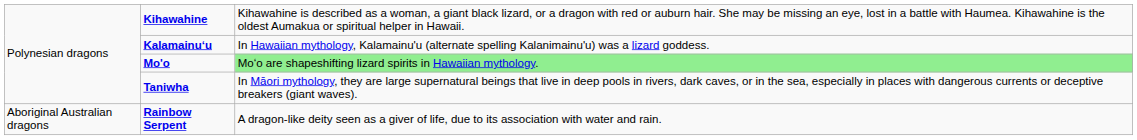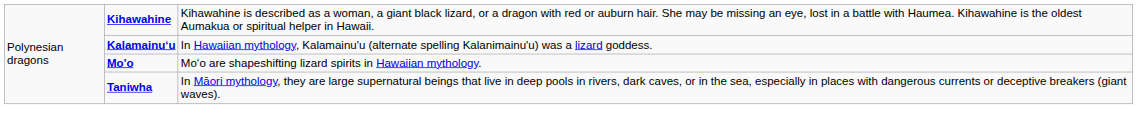(388, 63) lightgreen background -> (331, 63) no background
- row: (167, 119)
